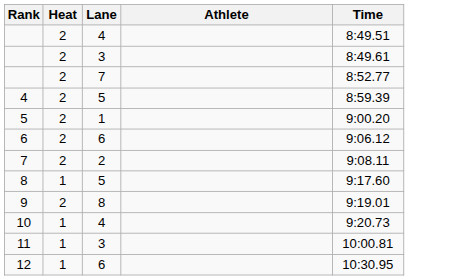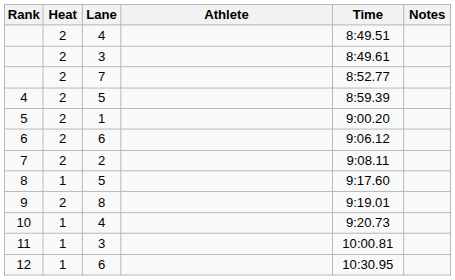+ column: (427, 14)
